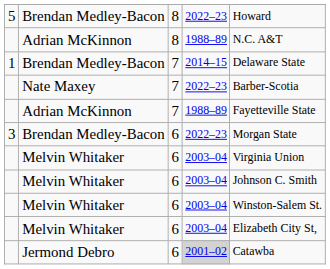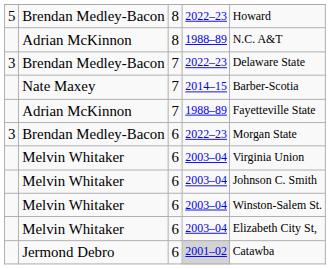(12, 63) 1 -> (12, 63) 3
(206, 63) 2014–15 -> (206, 63) 2022–23
(206, 87) 2022–23 -> (206, 87) 2014–15
